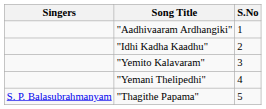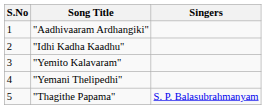columns swapped: (248, 12) <-> (59, 12)
